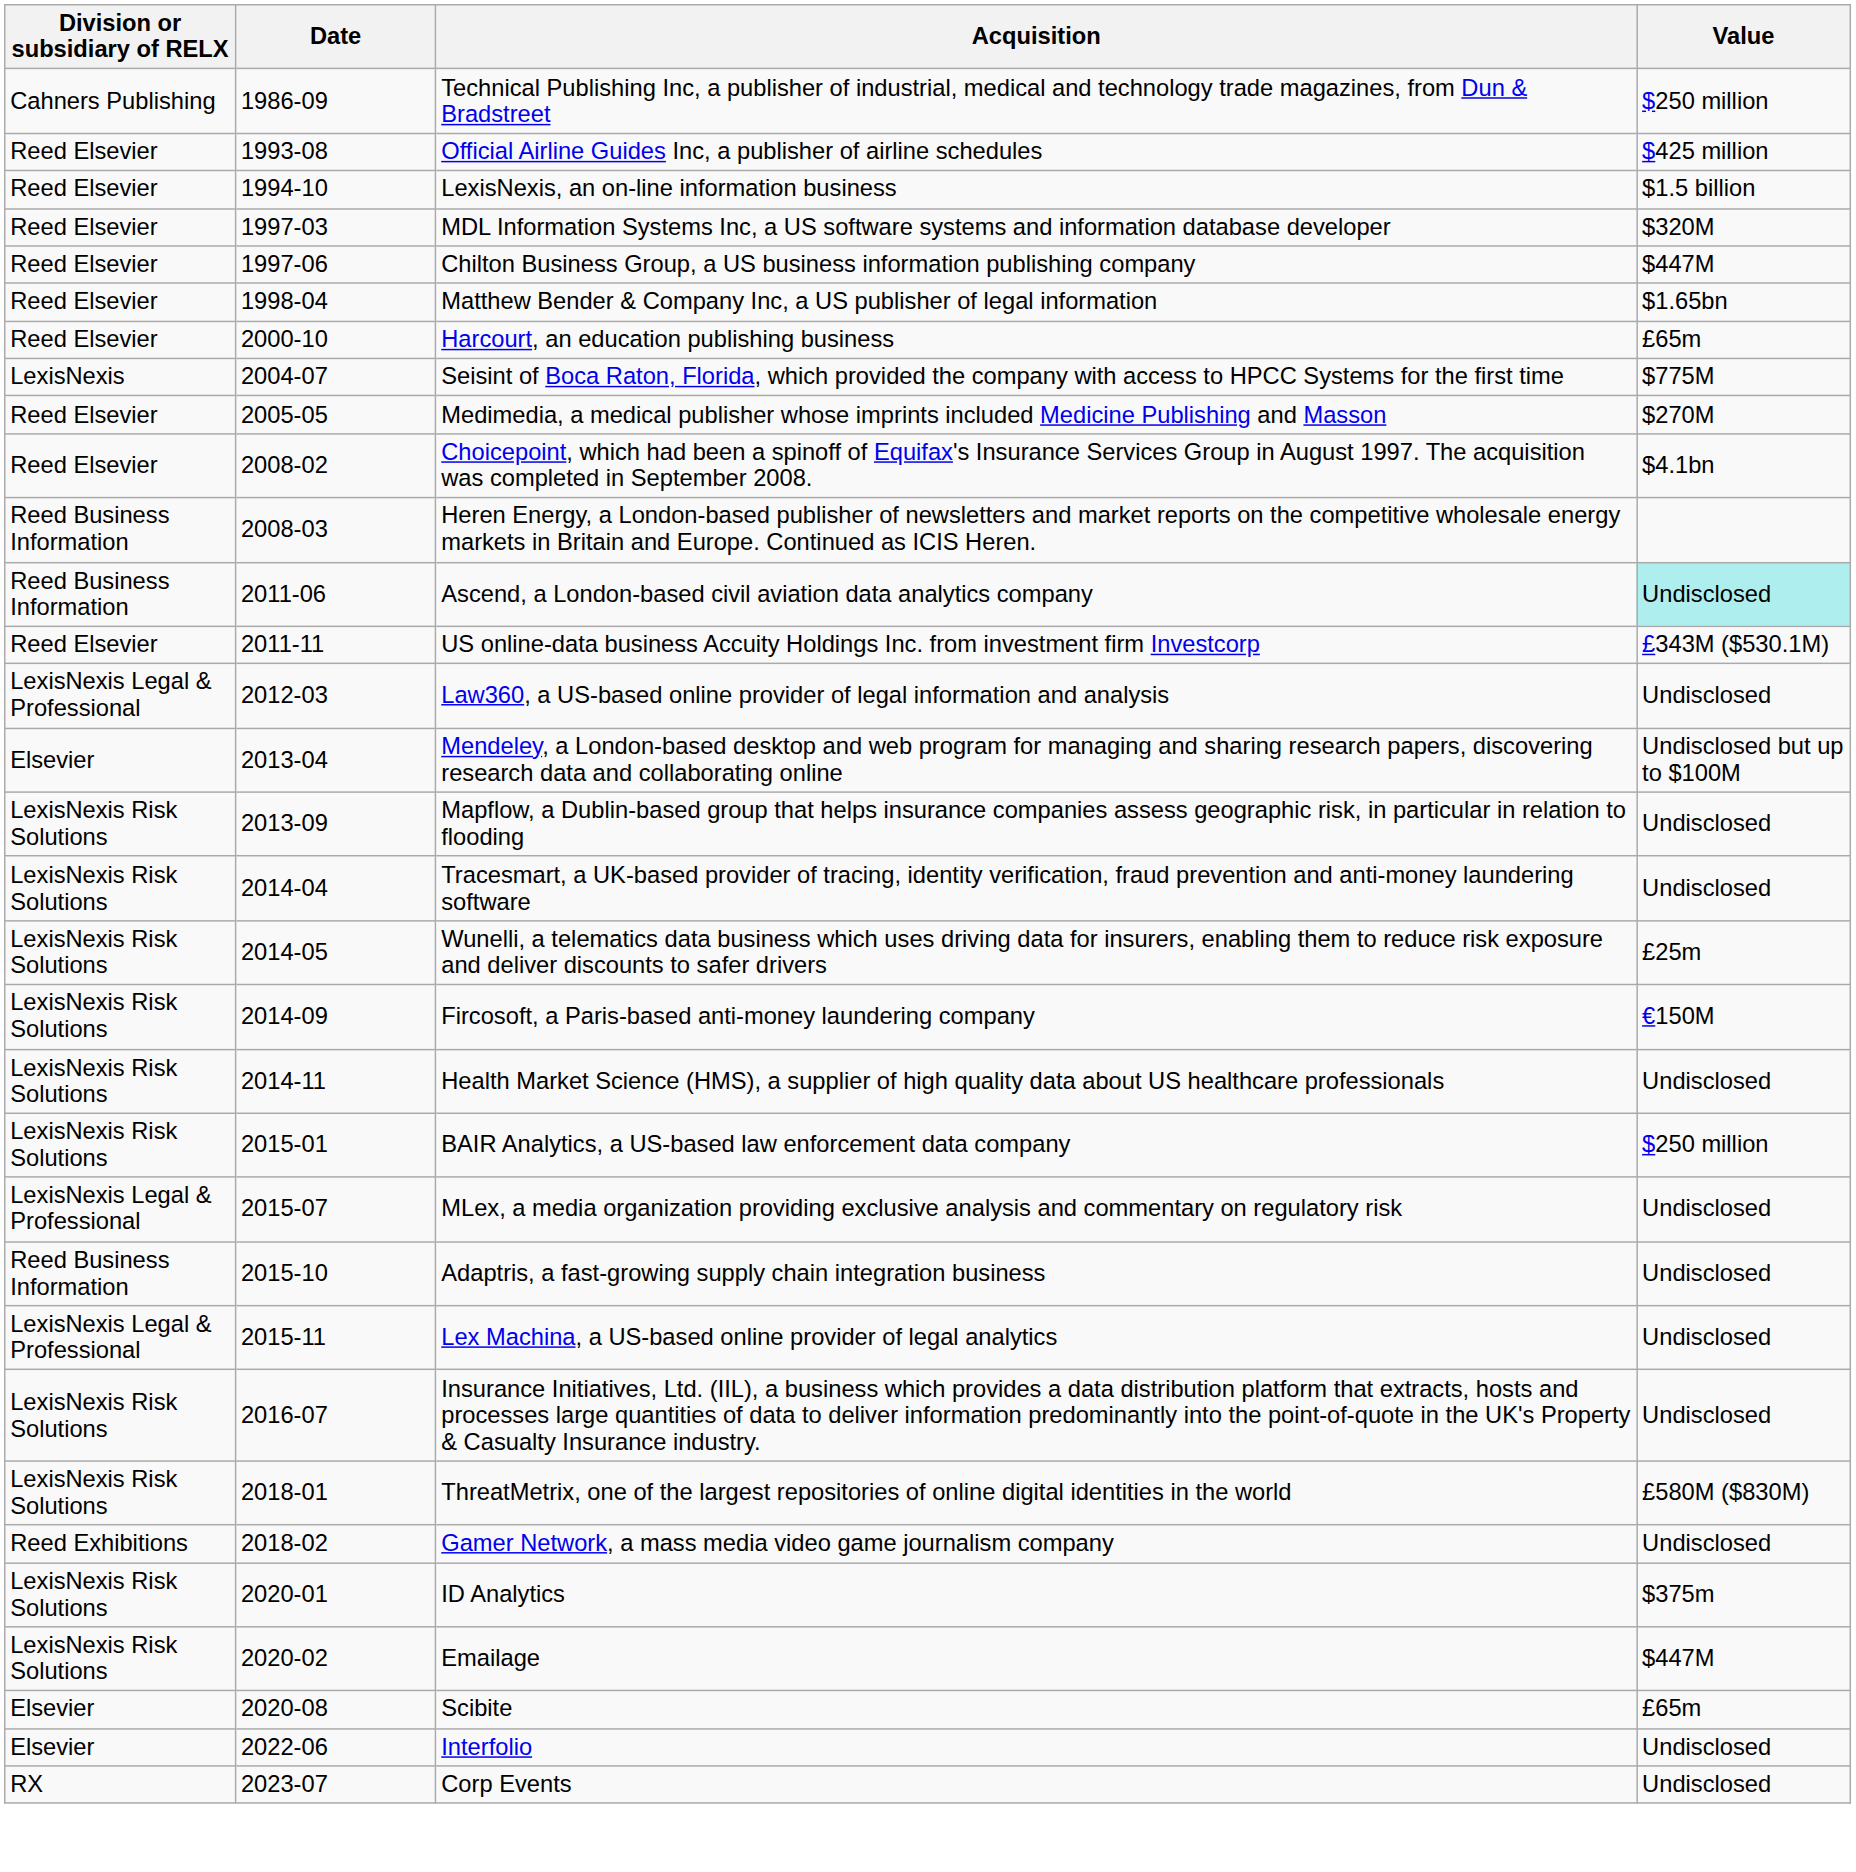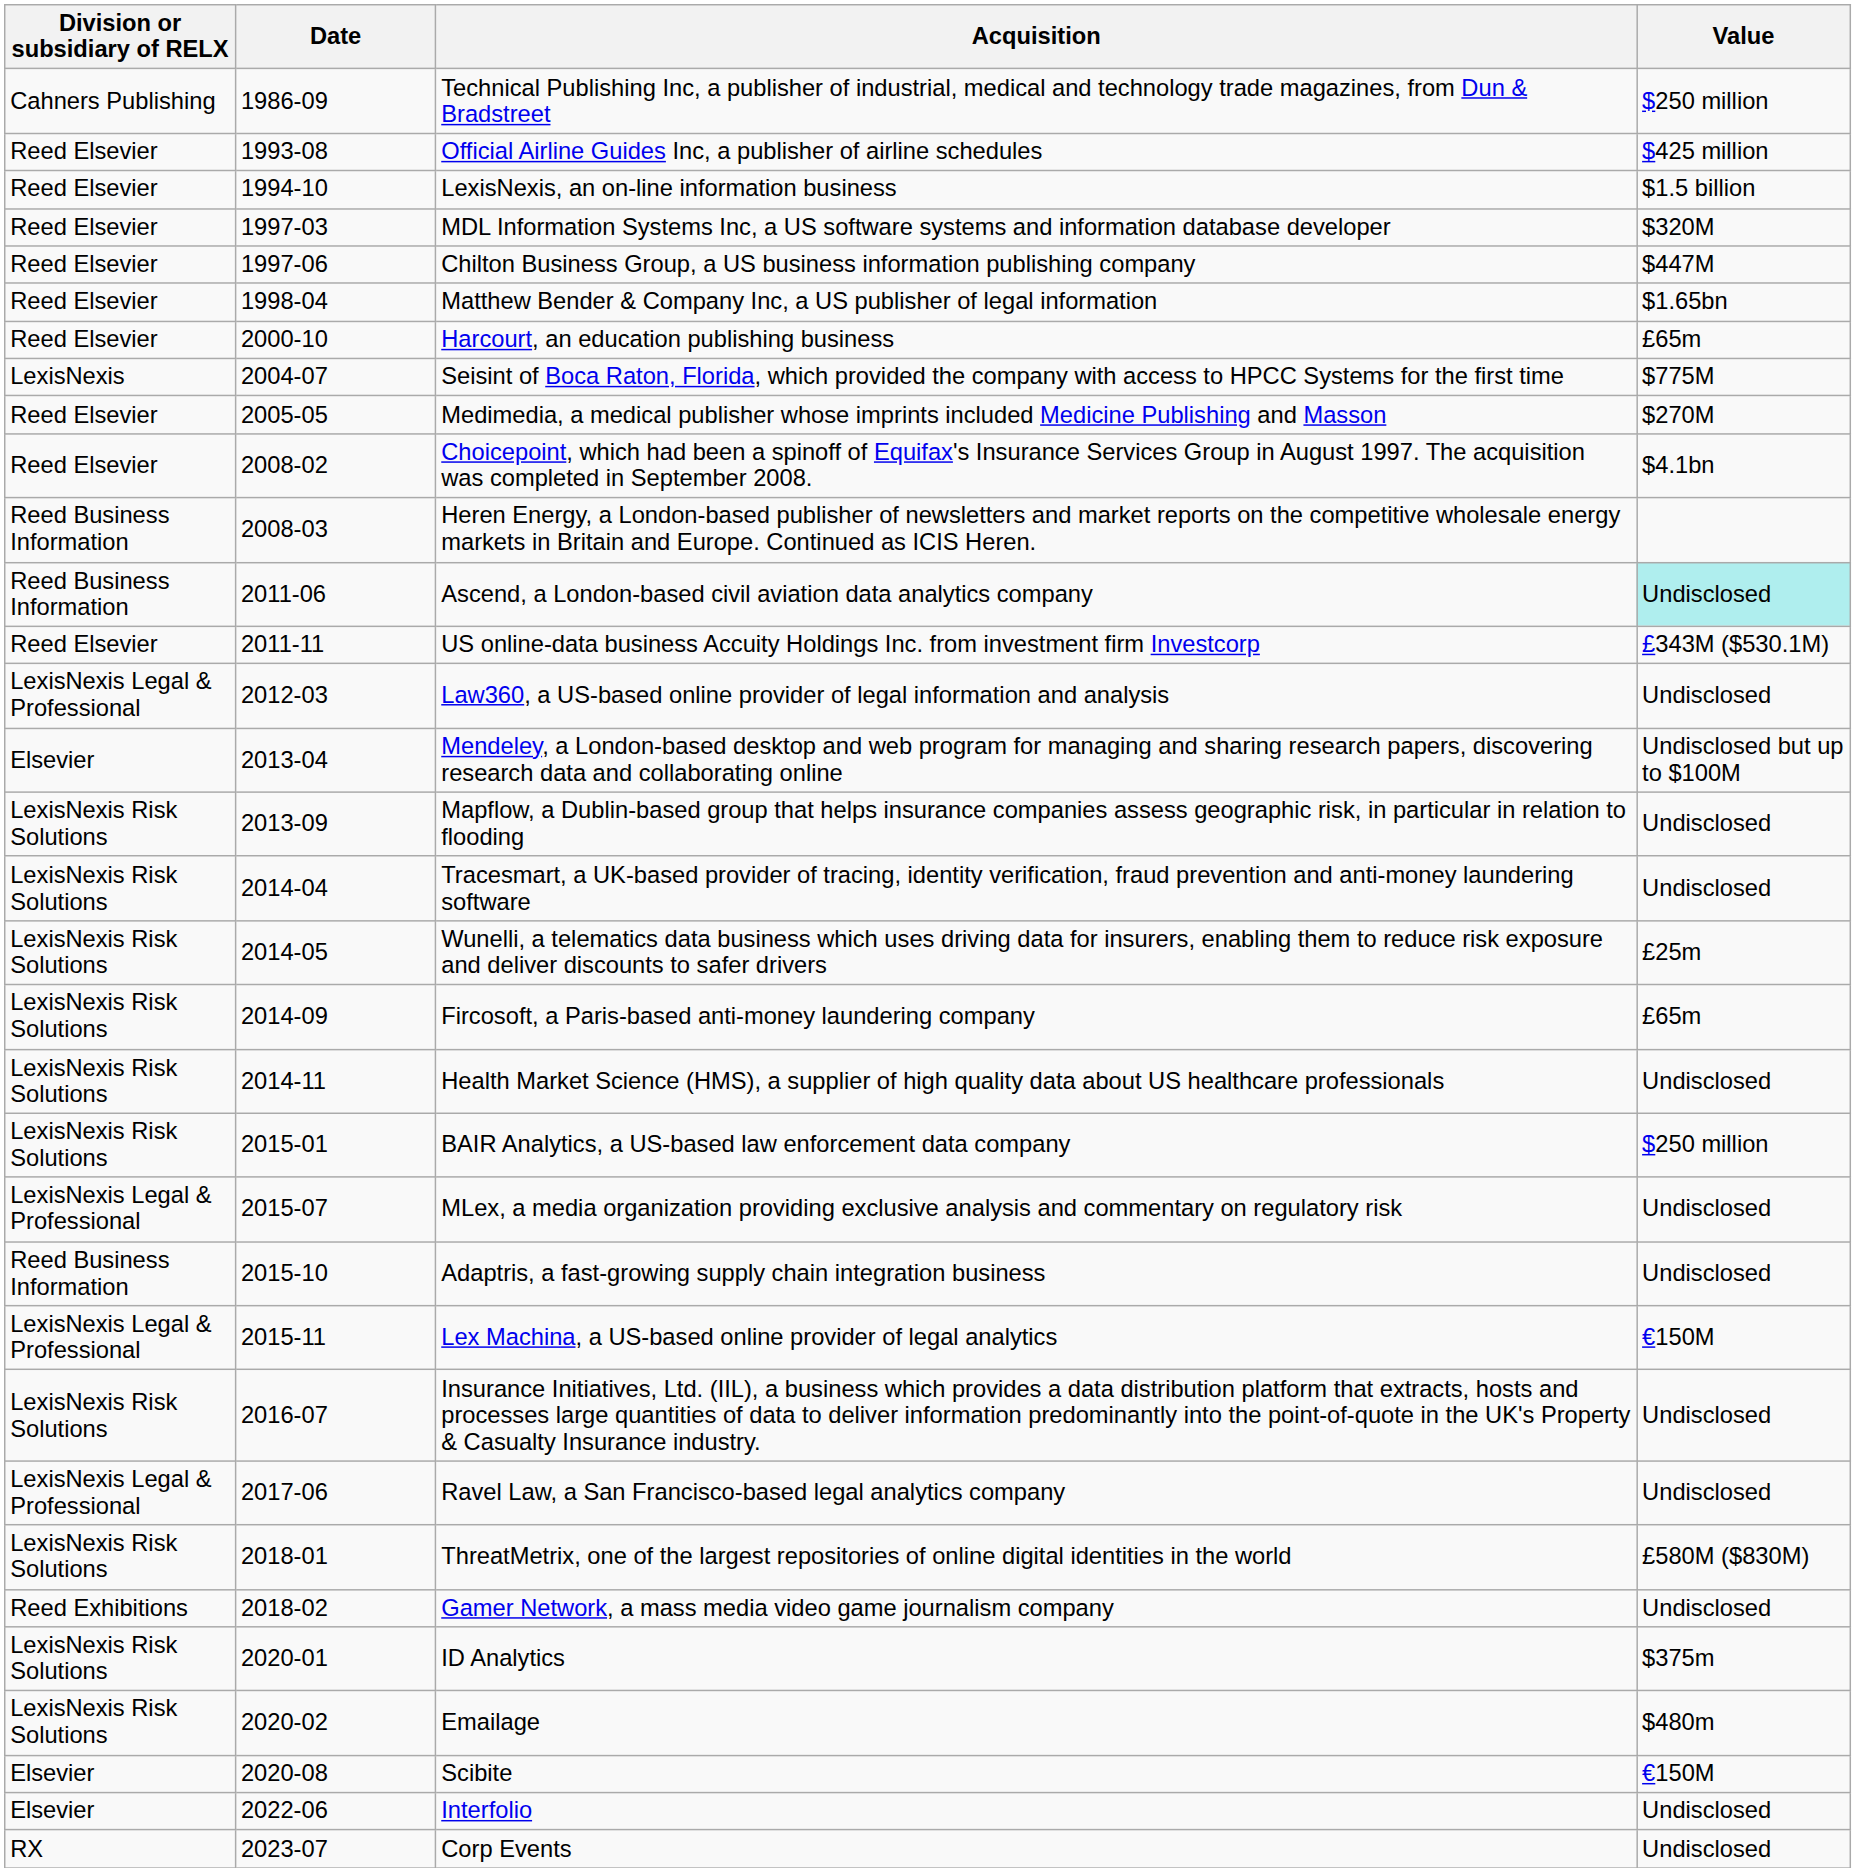(1678, 1016) €150M -> (1672, 1016) £65m
(1707, 1337) Undisclosed -> (1678, 1337) €150M
+ row: (753, 1492)
(1678, 1658) $447M -> (1678, 1722) $480m
(1672, 1709) £65m -> (1678, 1773) €150M
